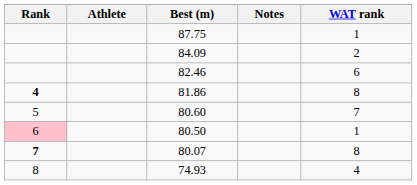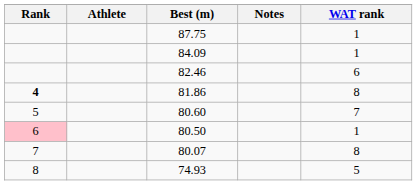(357, 53) 2 -> (357, 53) 1
(36, 151) bold -> (36, 151) normal
(357, 170) 4 -> (357, 170) 5
